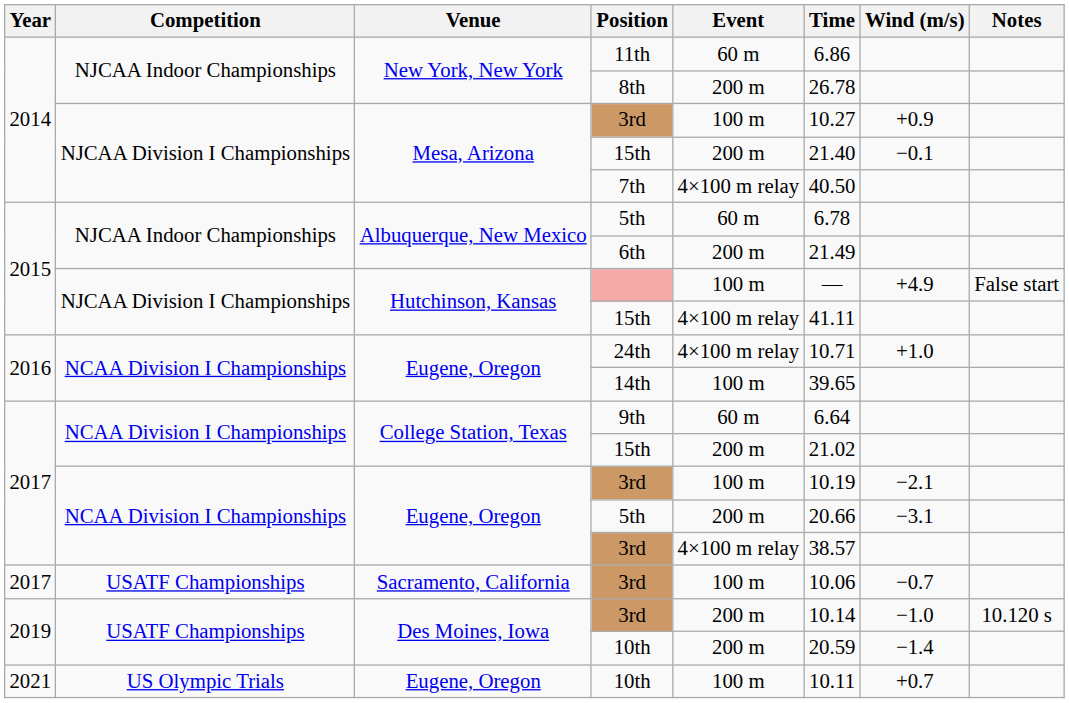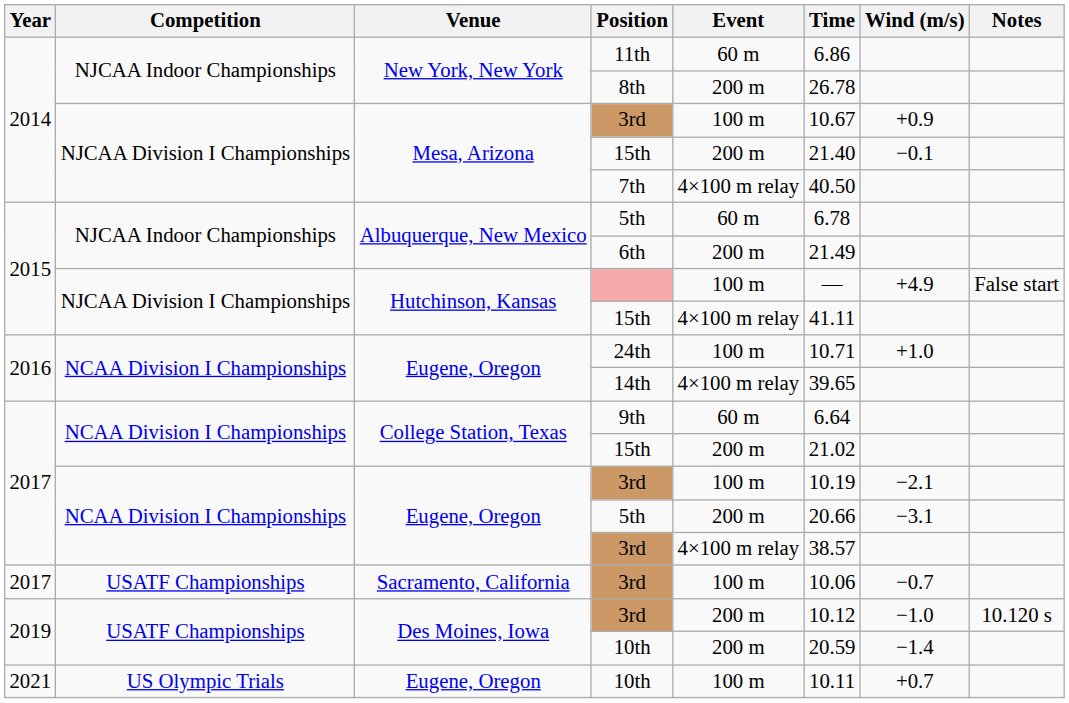(832, 119) 10.27 -> (832, 119) 10.67
(738, 350) 4×100 m relay -> (738, 350) 100 m
(738, 383) 100 m -> (738, 383) 4×100 m relay
(832, 614) 10.14 -> (832, 614) 10.12
